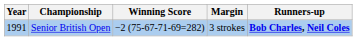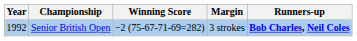(17, 28) 1991 -> (17, 28) 1992
